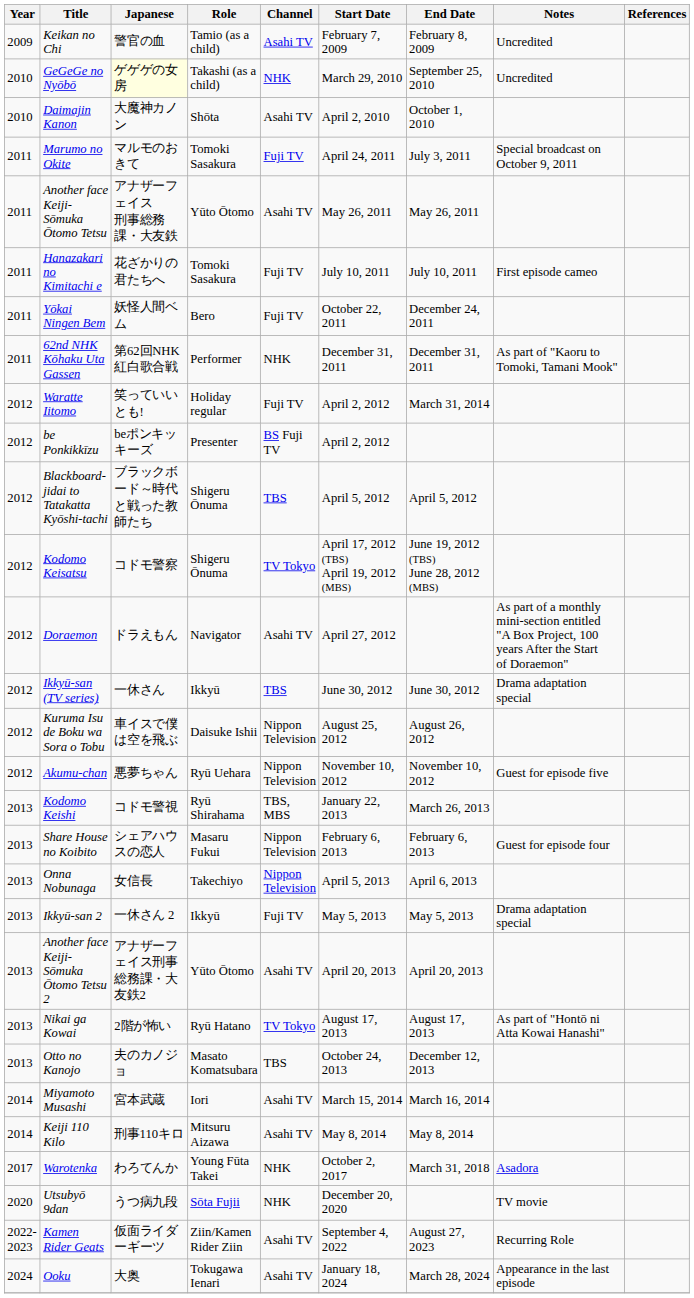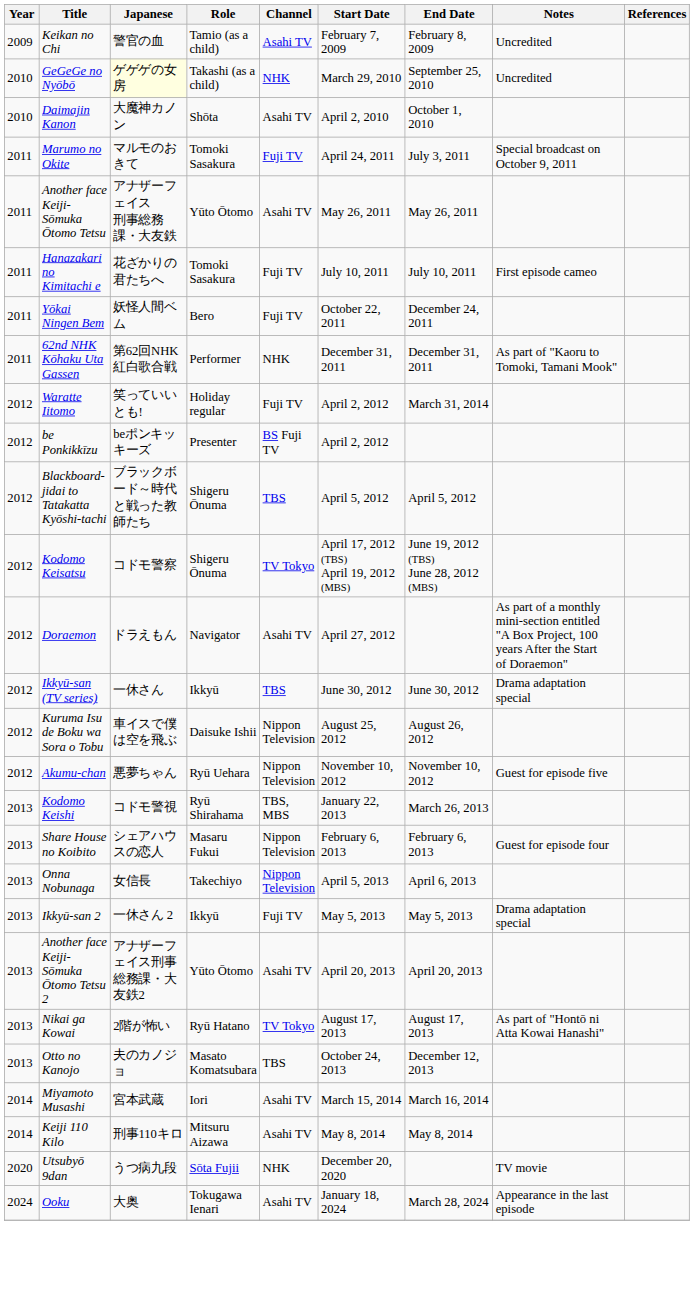- row: (70, 1168)
- row: (73, 1239)
